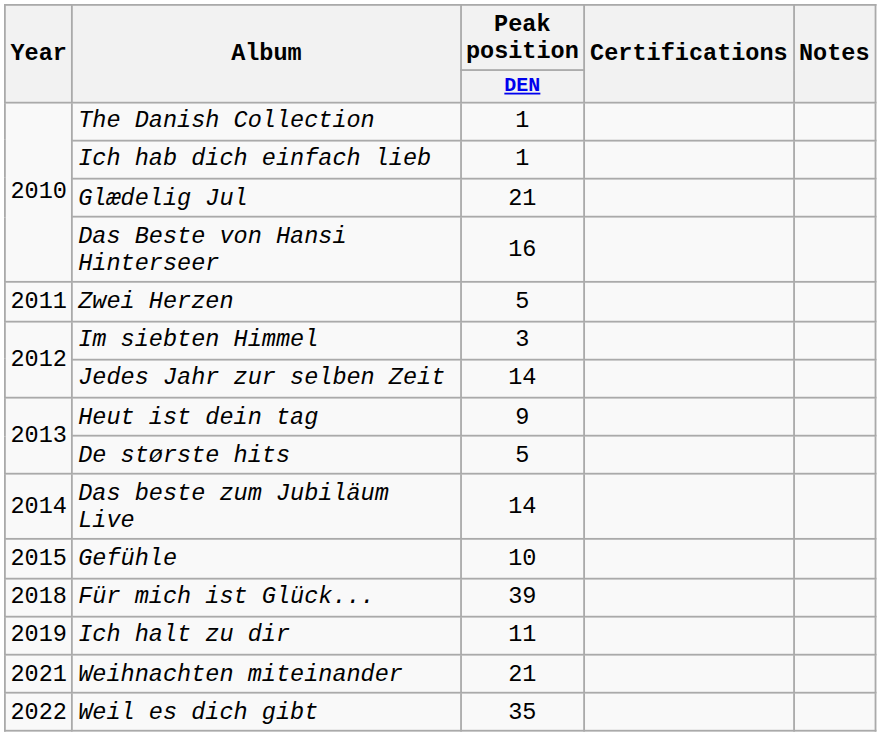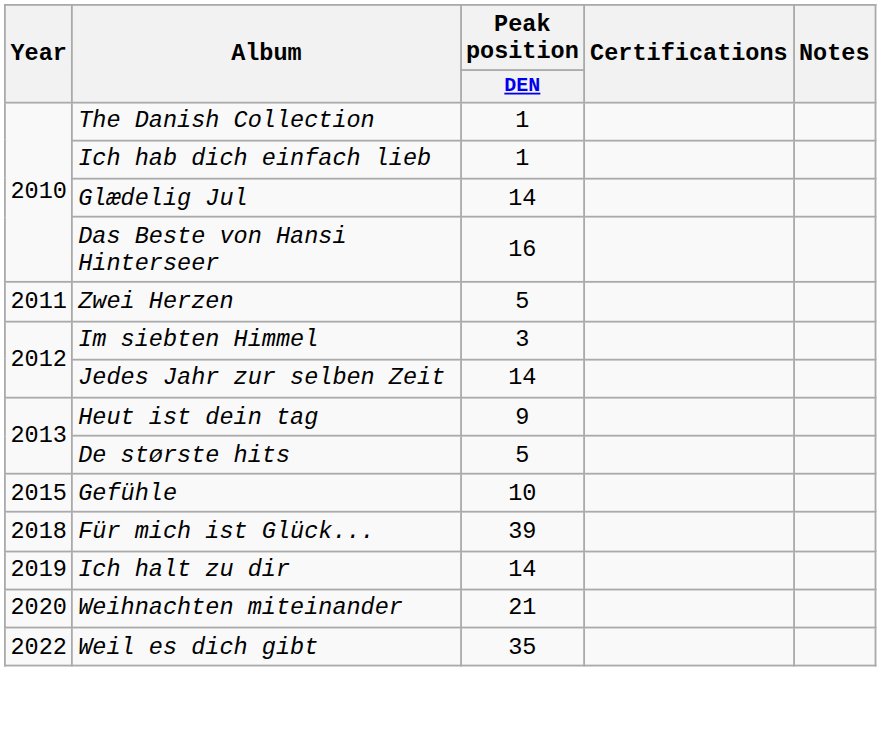(522, 198) 21 -> (522, 198) 14
- row: (234, 507)
(522, 636) 11 -> (522, 570) 14
(39, 674) 2021 -> (39, 608) 2020
